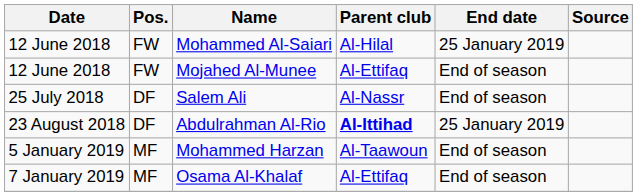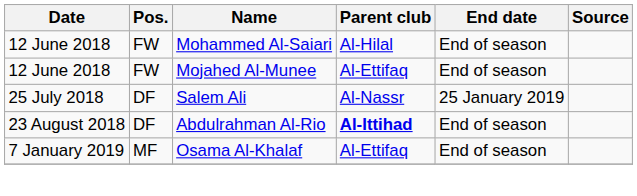(502, 44) 25 January 2019 -> (493, 44) End of season
(493, 97) End of season -> (502, 97) 25 January 2019
(502, 124) 25 January 2019 -> (493, 124) End of season
- row: (250, 151)
